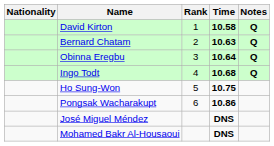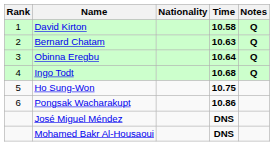columns swapped: (196, 12) <-> (31, 12)
